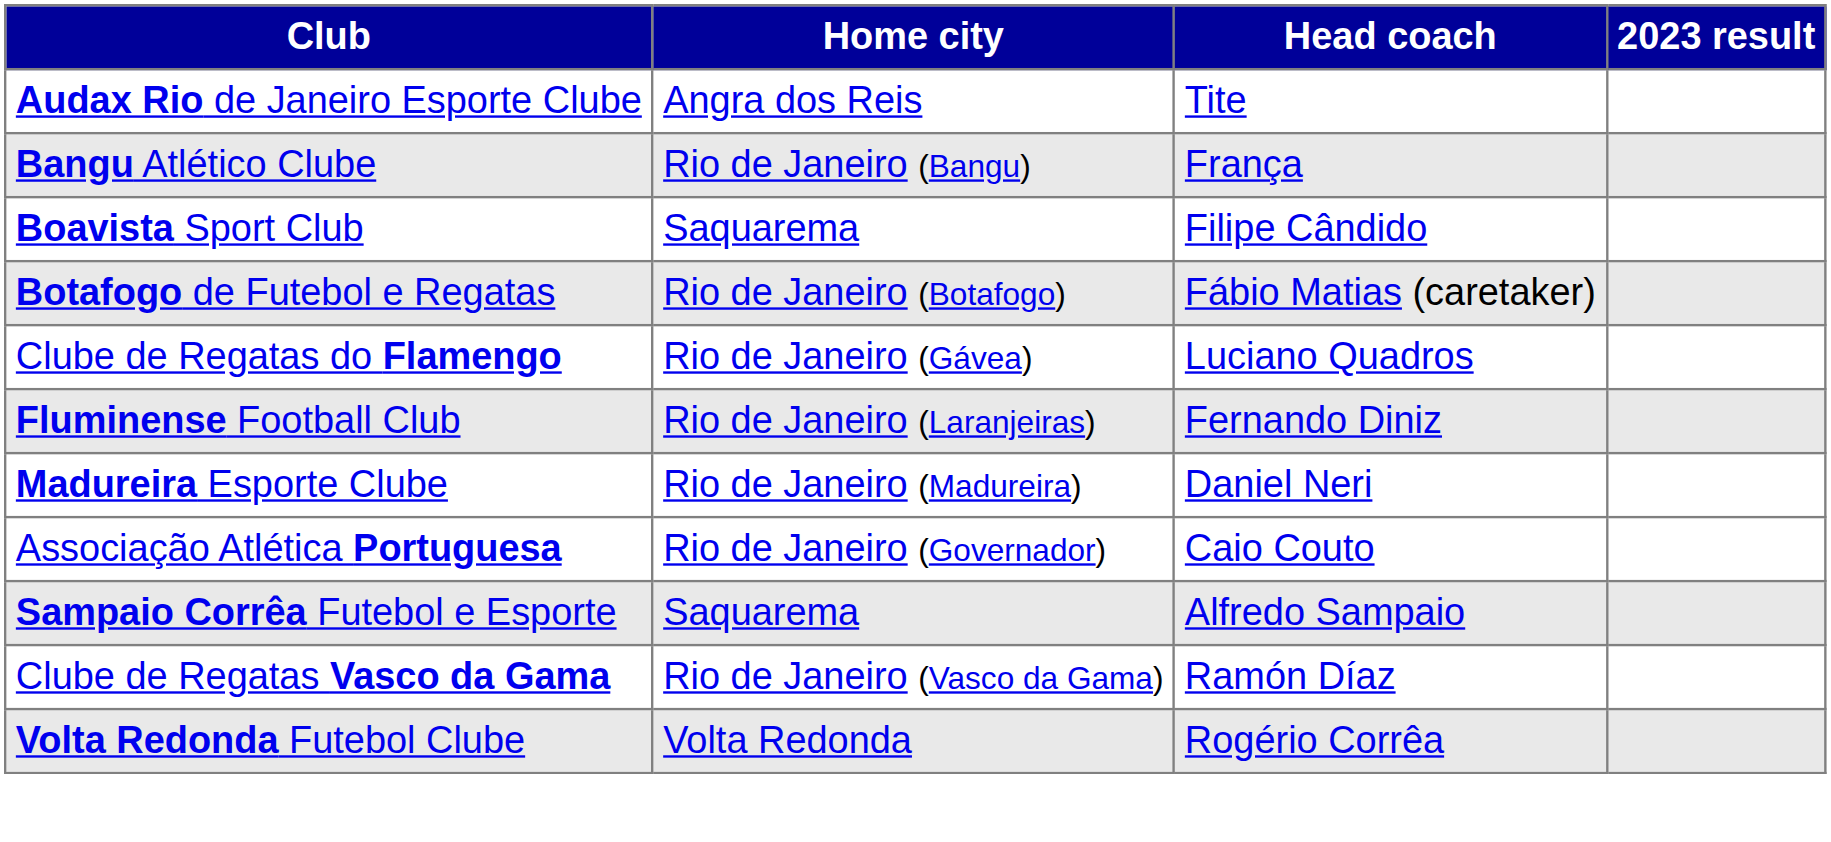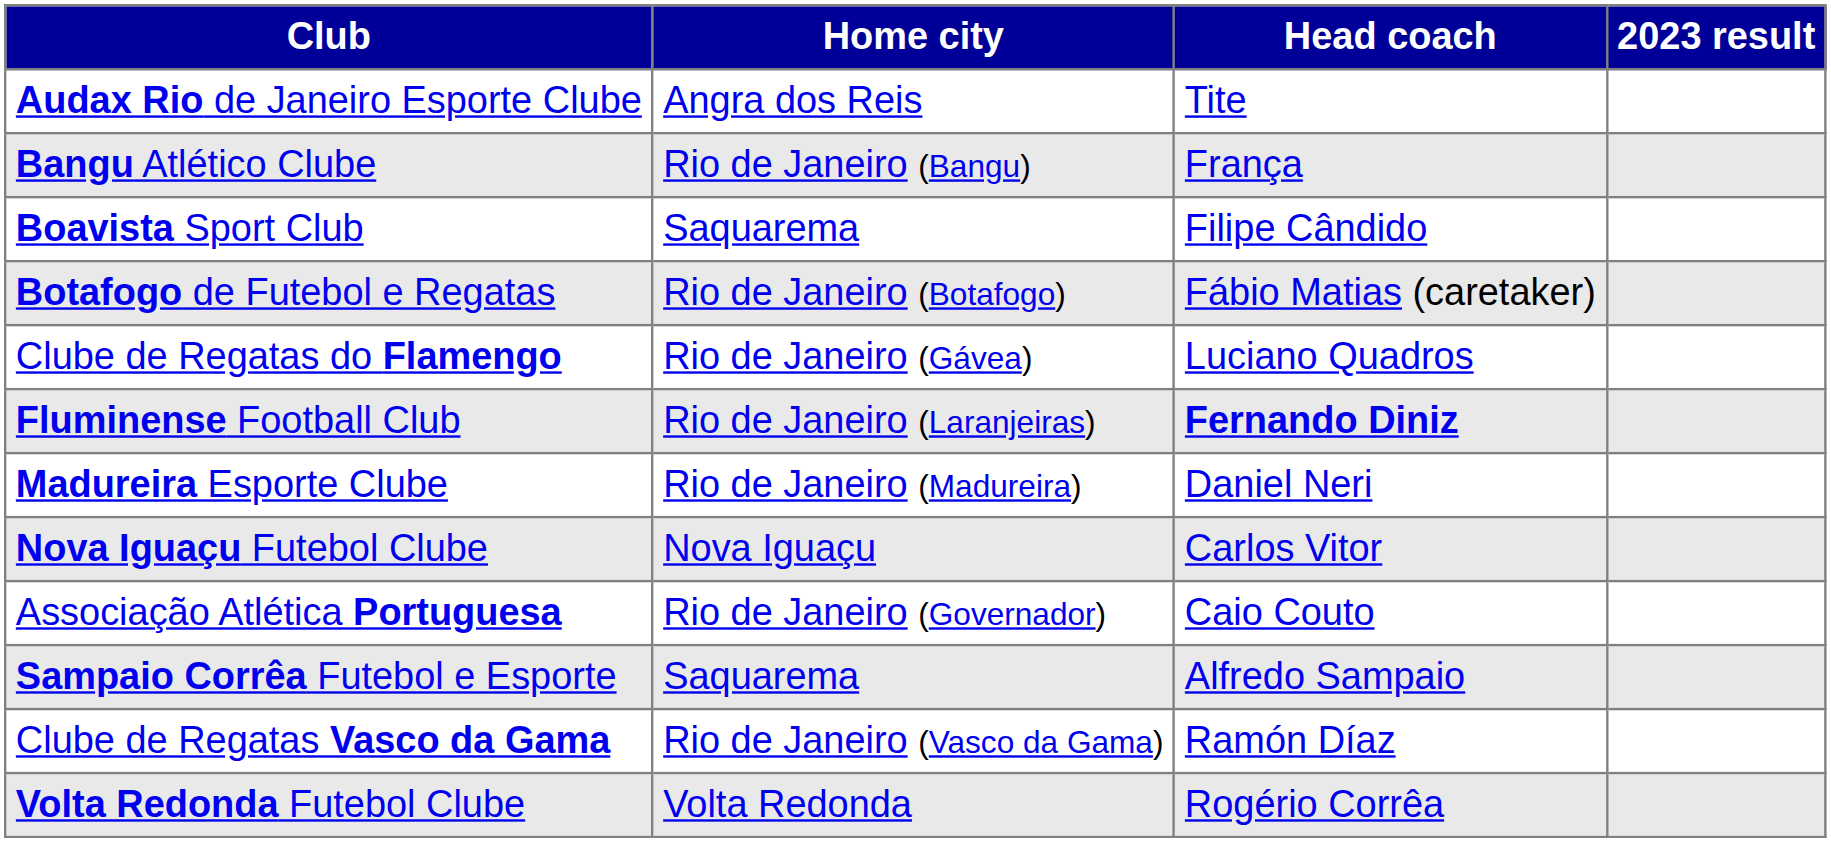(1313, 420) normal -> (1322, 420) bold
+ row: (252, 548)
